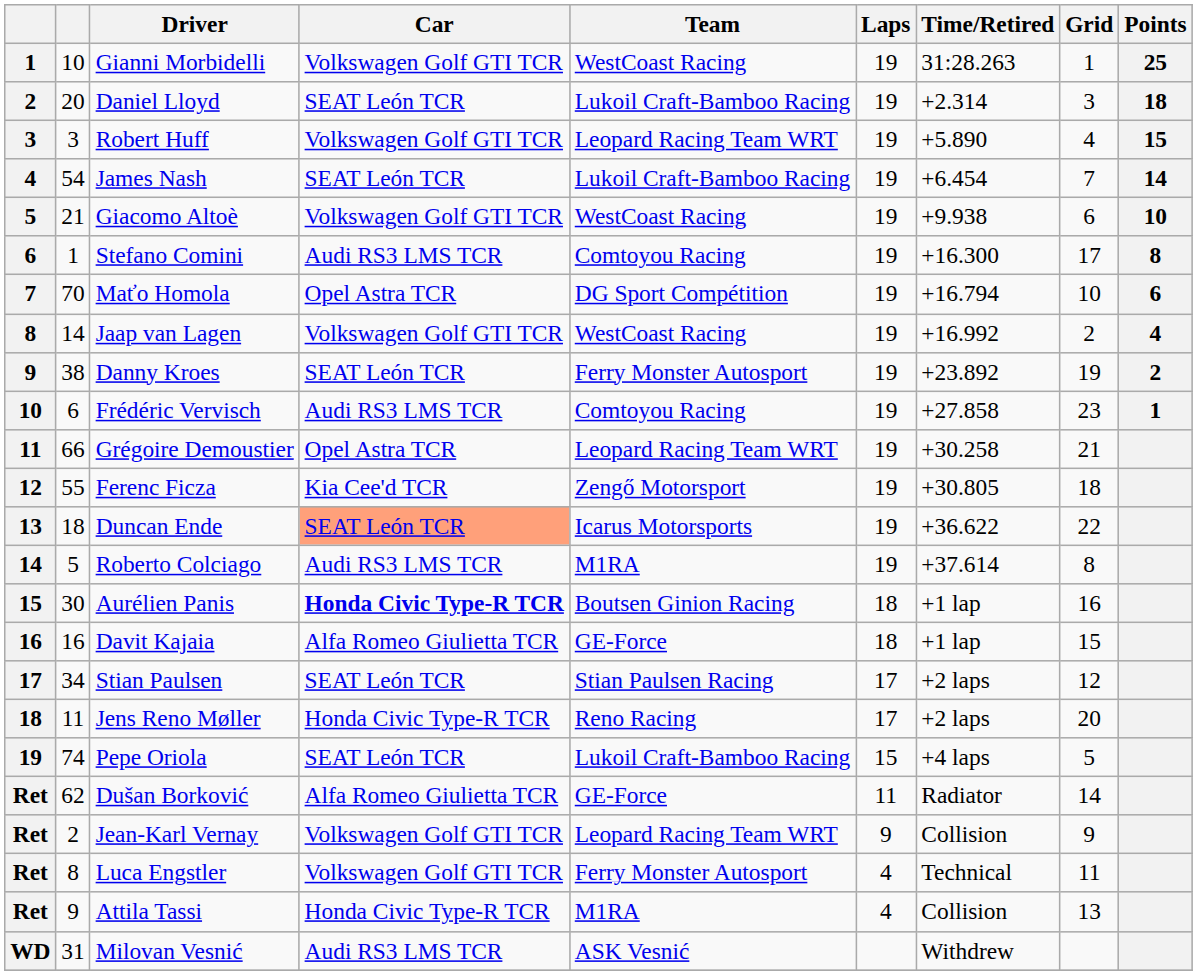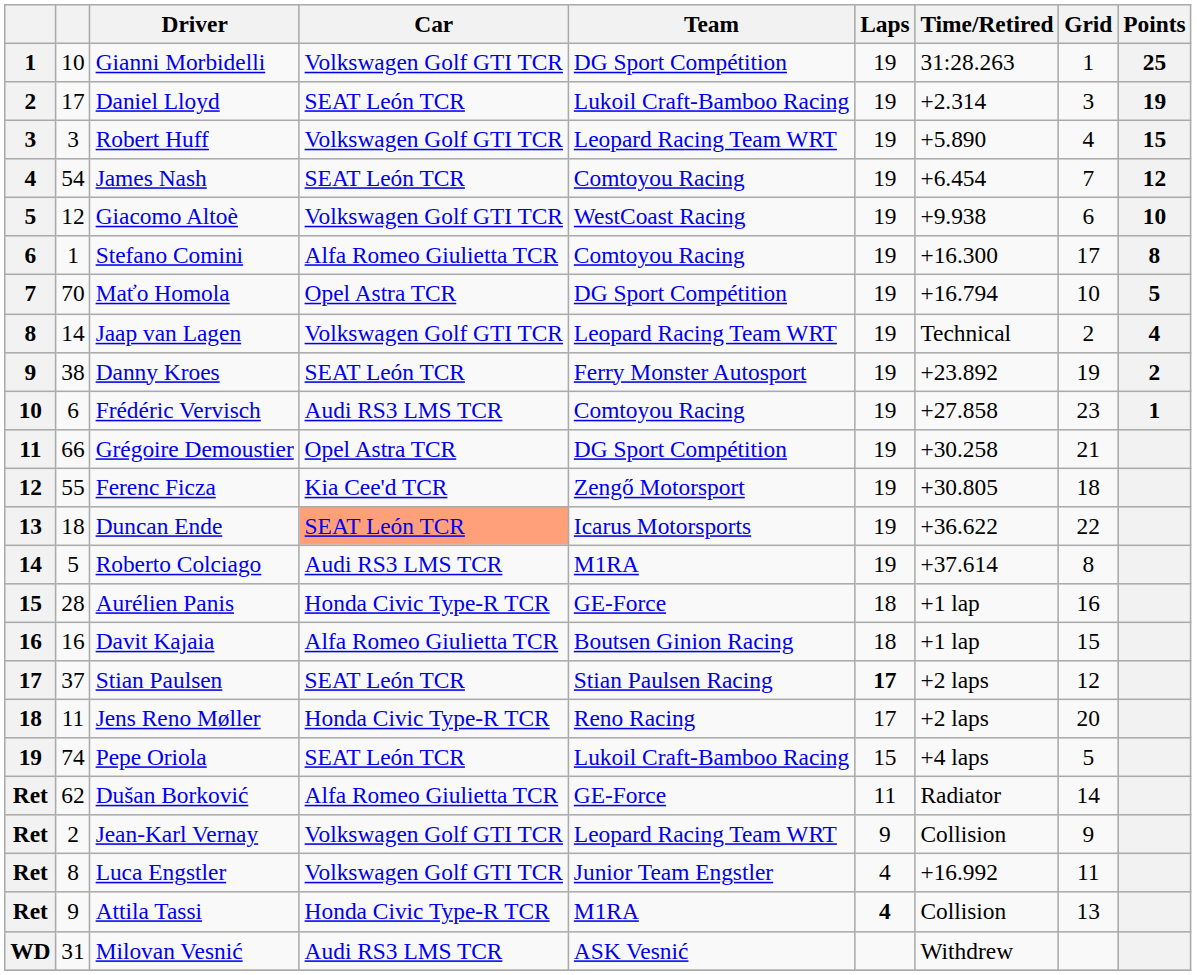(661, 62) WestCoast Racing -> (680, 62) DG Sport Compétition
(73, 101) 20 -> (73, 101) 17
(1155, 101) 18 -> (1154, 101) 19
(712, 178) Lukoil Craft-Bamboo Racing -> (659, 178) Comtoyou Racing
(1155, 178) 14 -> (1154, 178) 12
(73, 216) 21 -> (73, 216) 12
(404, 255) Audi RS3 LMS TCR -> (431, 255) Alfa Romeo Giulietta TCR
(1155, 294) 6 -> (1154, 294) 5
(661, 332) WestCoast Racing -> (705, 332) Leopard Racing Team WRT
(960, 332) +16.992 -> (966, 332) Technical
(706, 448) Leopard Racing Team WRT -> (680, 448) DG Sport Compétition
(73, 602) 30 -> (73, 602) 28
(434, 602) bold -> (427, 602) normal
(685, 602) Boutsen Ginion Racing -> (620, 602) GE-Force
(621, 641) GE-Force -> (684, 641) Boutsen Ginion Racing
(73, 680) 34 -> (73, 680) 37
(886, 680) normal -> (885, 680) bold
(691, 873) Ferry Monster Autosport -> (674, 873) Junior Team Engstler
(967, 873) Technical -> (959, 873) +16.992
(886, 911) normal -> (885, 911) bold
